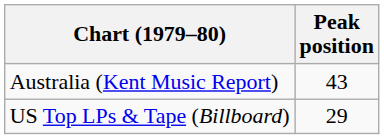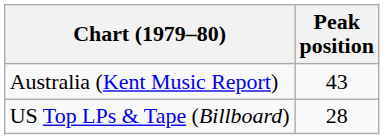(337, 116) 29 -> (337, 116) 28
